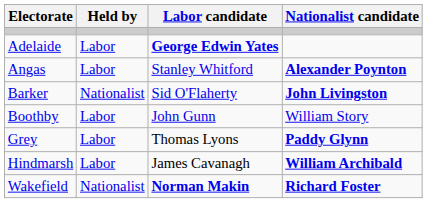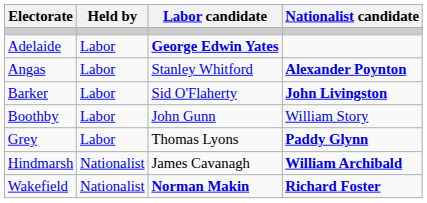(112, 92) Nationalist -> (98, 92) Labor
(98, 163) Labor -> (112, 163) Nationalist
